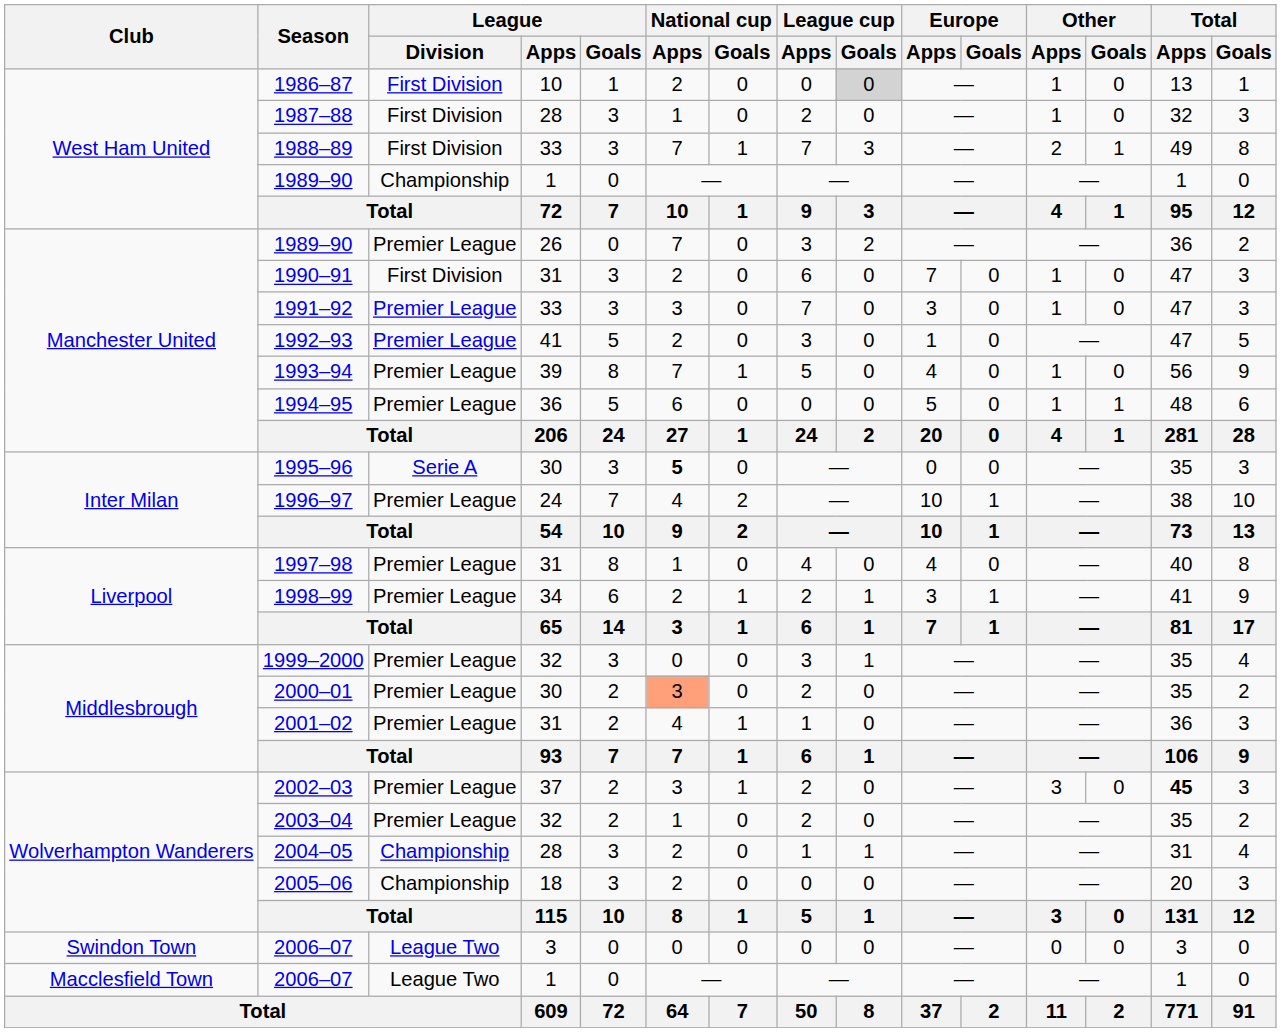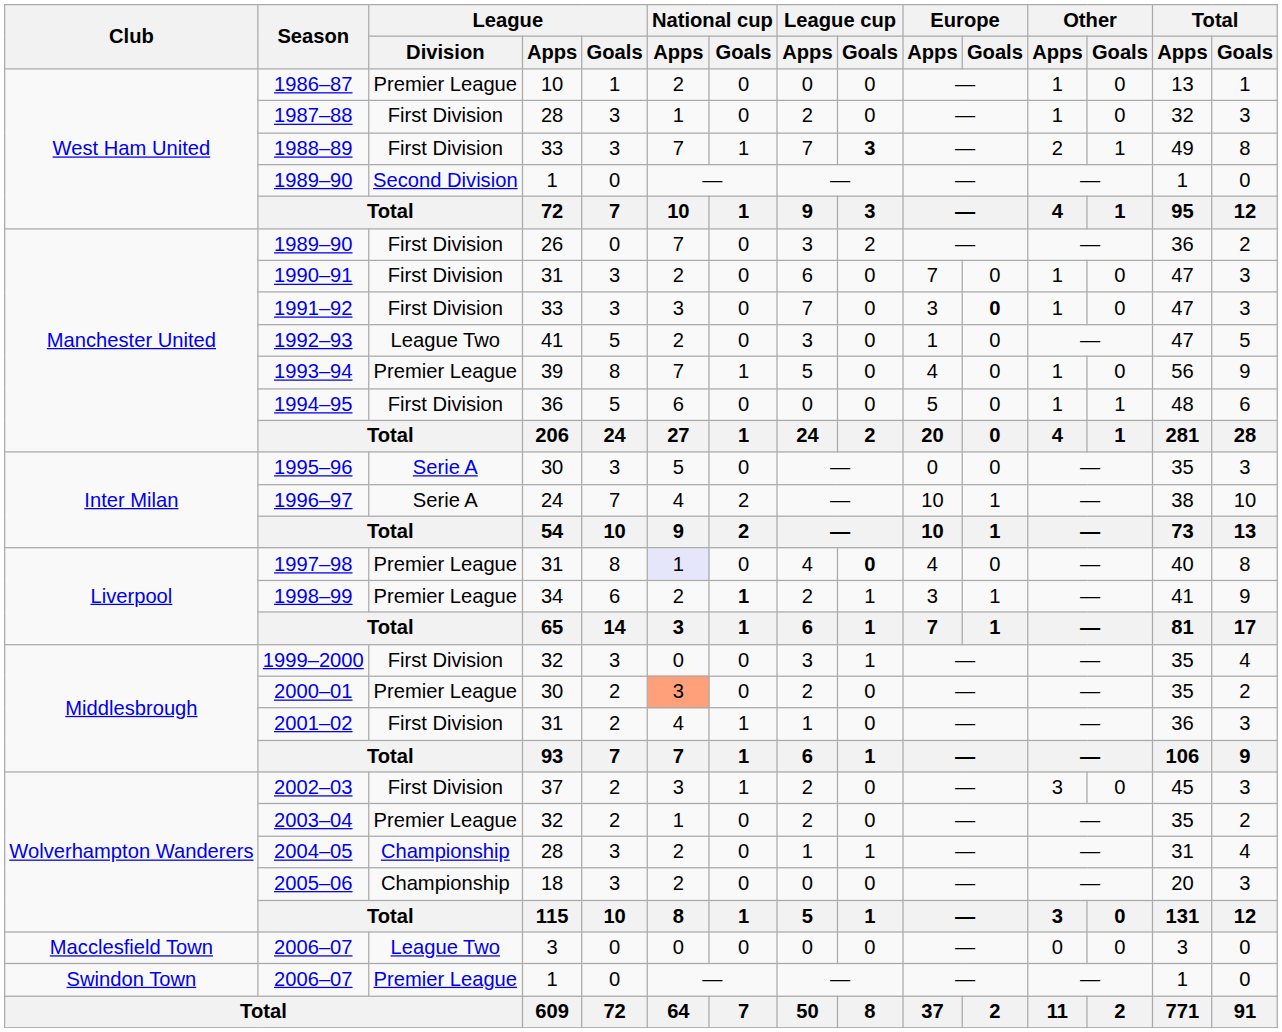(445, 84) First Division -> (445, 84) Premier League
(869, 84) lightgrey background -> (870, 84) no background
(869, 148) normal -> (870, 148) bold
(445, 180) Championship -> (445, 180) Second Division
(445, 244) Premier League -> (445, 244) First Division
(445, 308) Premier League -> (445, 308) First Division
(994, 308) normal -> (995, 308) bold
(445, 340) Premier League -> (445, 340) League Two
(445, 404) Premier League -> (445, 404) First Division
(677, 468) bold -> (678, 468) normal
(445, 500) Premier League -> (445, 500) Serie A
(677, 564) no background -> (678, 564) lavender background
(869, 564) normal -> (870, 564) bold
(742, 595) normal -> (744, 595) bold
(445, 659) Premier League -> (445, 659) First Division
(445, 723) Premier League -> (445, 723) First Division
(445, 787) Premier League -> (445, 787) First Division
(1181, 787) bold -> (1182, 787) normal
(131, 947) Swindon Town -> (131, 947) Macclesfield Town
(131, 979) Macclesfield Town -> (131, 979) Swindon Town
(445, 979) League Two -> (445, 979) Premier League
